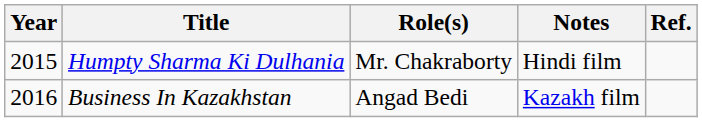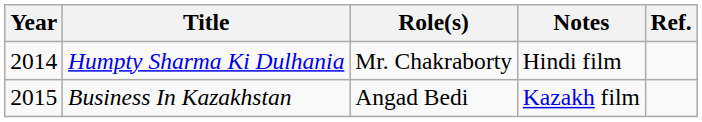(34, 60) 2015 -> (34, 60) 2014
(34, 97) 2016 -> (34, 97) 2015
